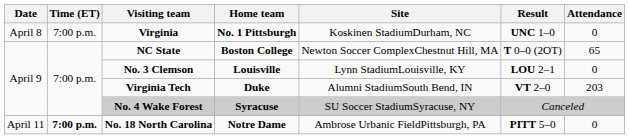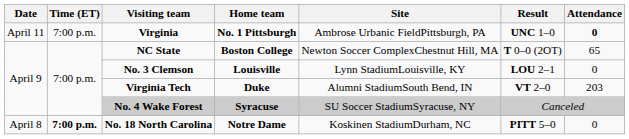(26, 32) April 8 -> (26, 32) April 11
(400, 32) Koskinen StadiumDurham, NC -> (400, 32) Ambrose Urbanic FieldPittsburgh, PA
(594, 32) normal -> (594, 32) bold
(26, 125) April 11 -> (26, 125) April 8
(400, 125) Ambrose Urbanic FieldPittsburgh, PA -> (400, 125) Koskinen StadiumDurham, NC
